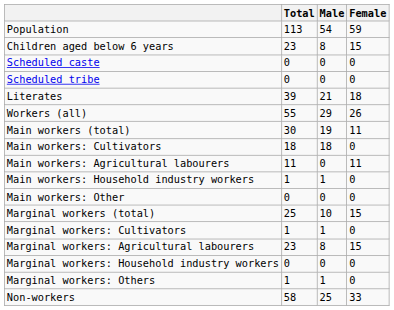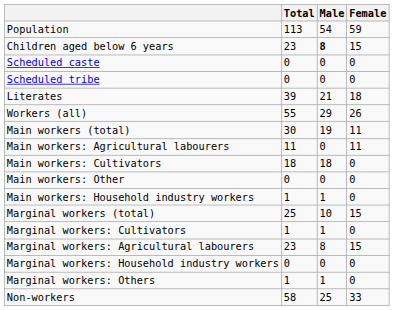(323, 46) normal -> (323, 46) bold
rows swapped: (84, 147) <-> (118, 163)
rows swapped: (131, 180) <-> (66, 197)
